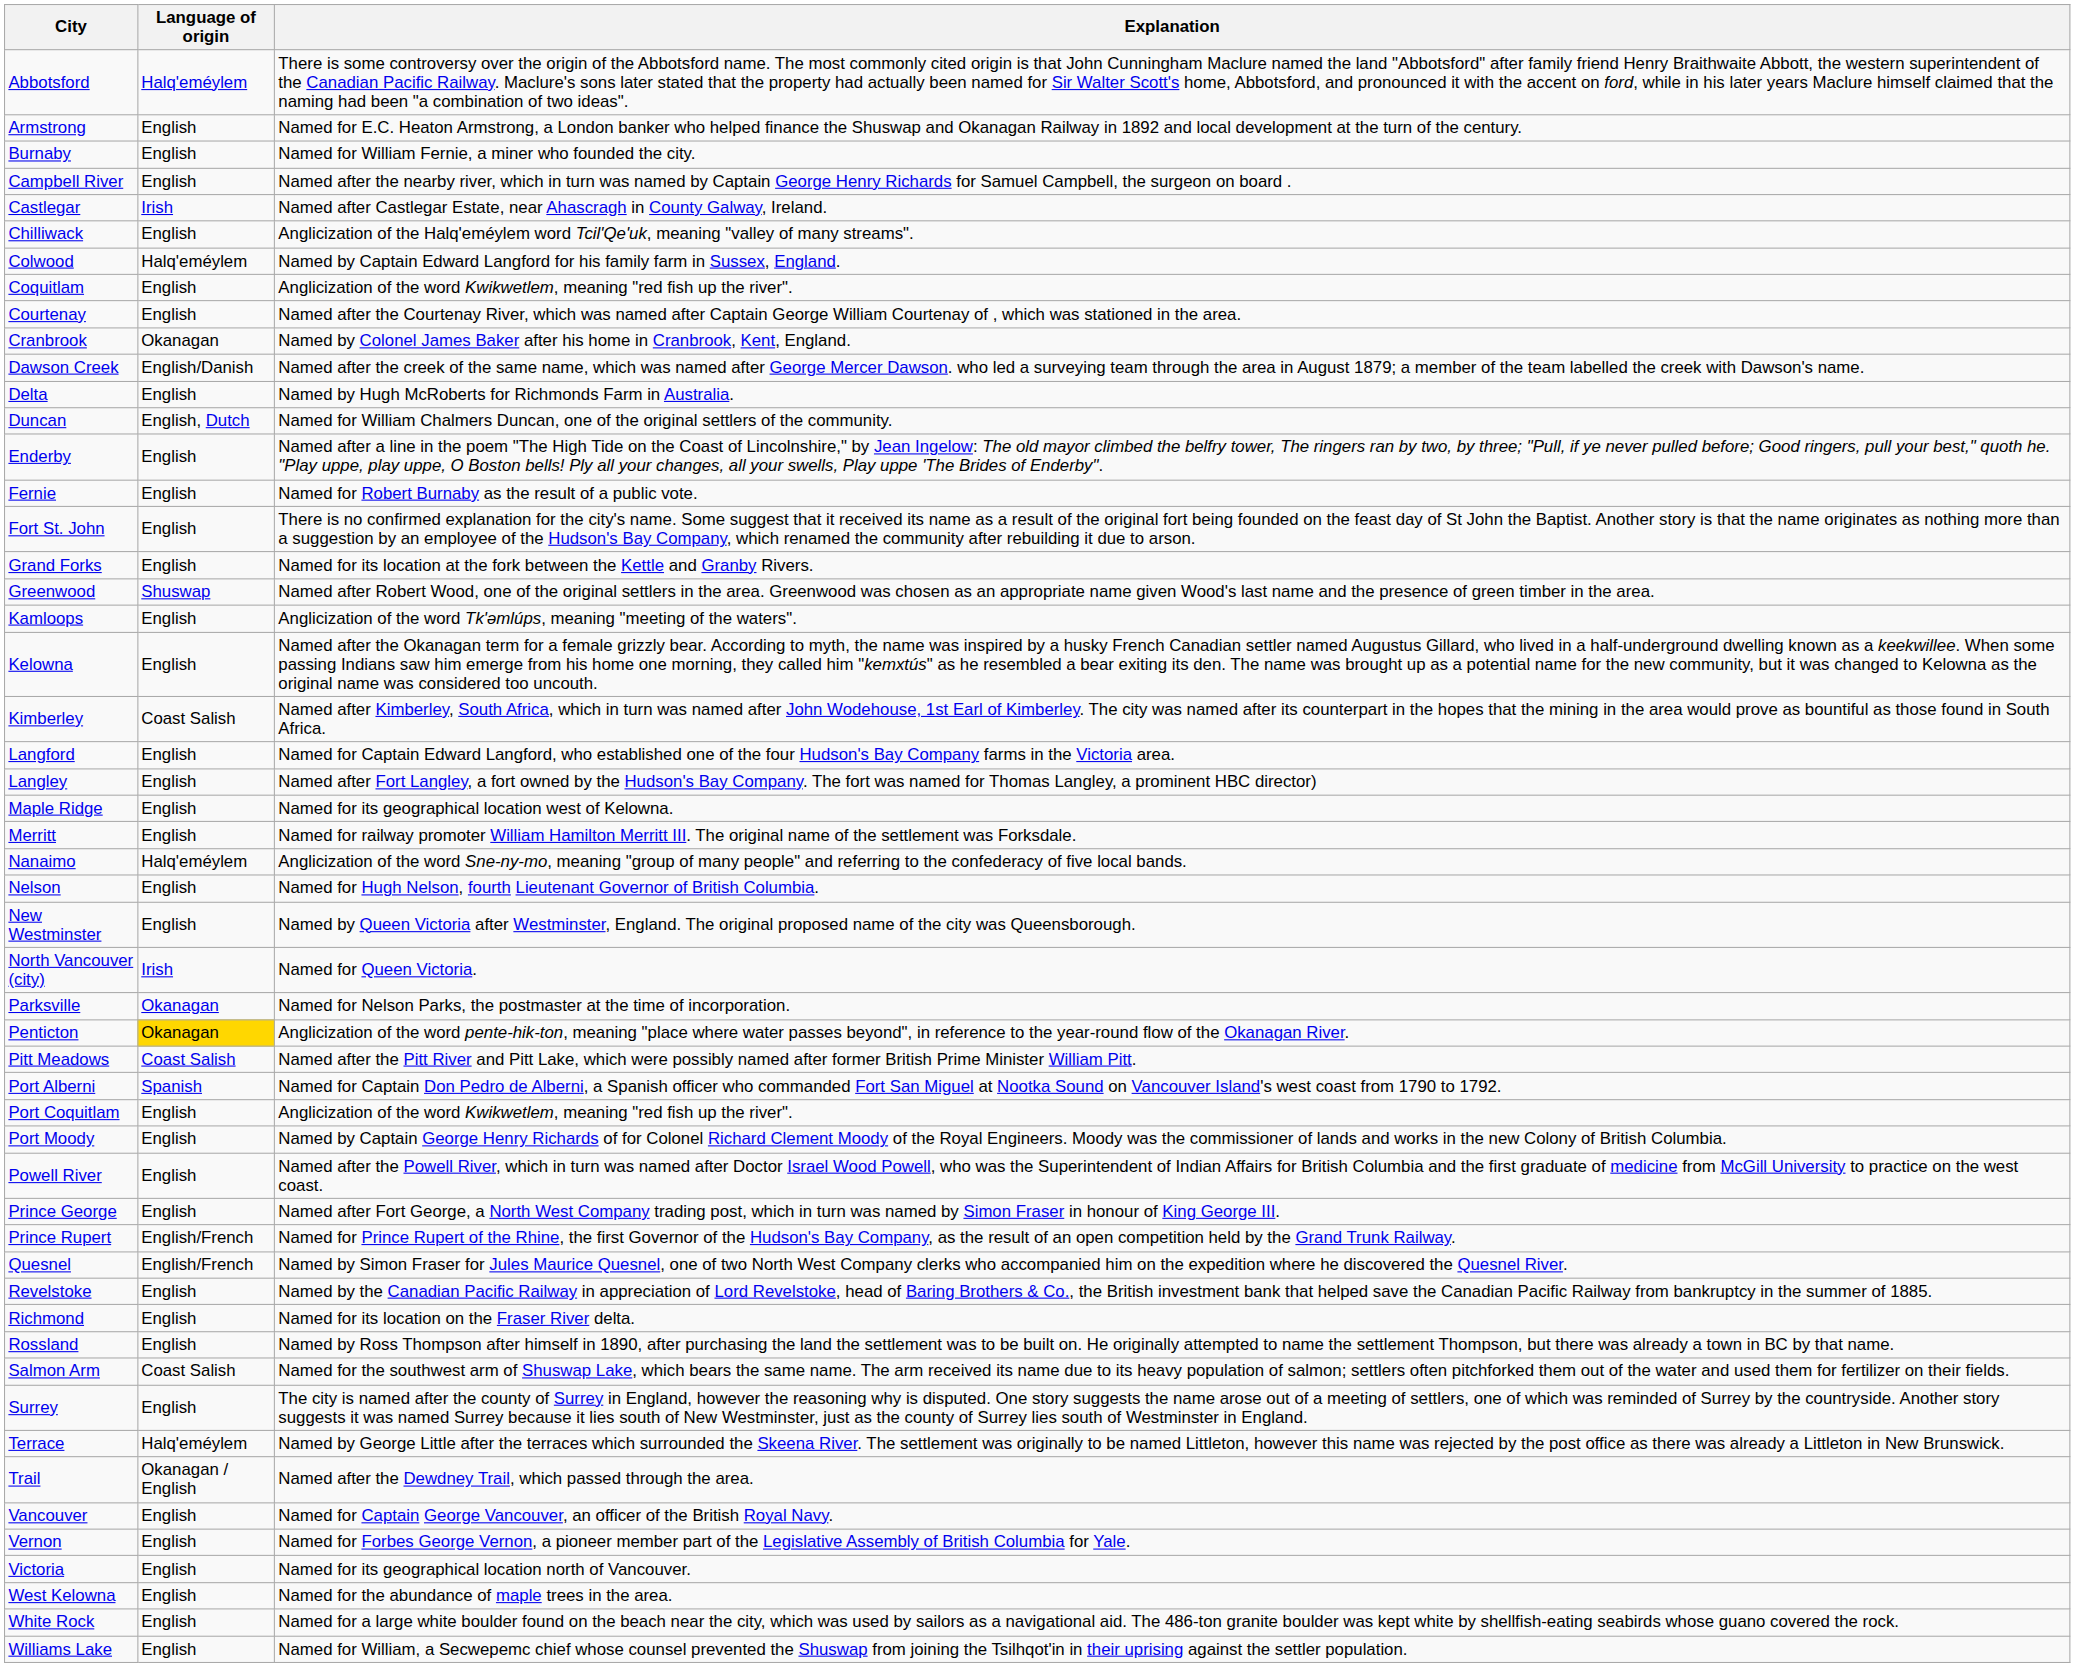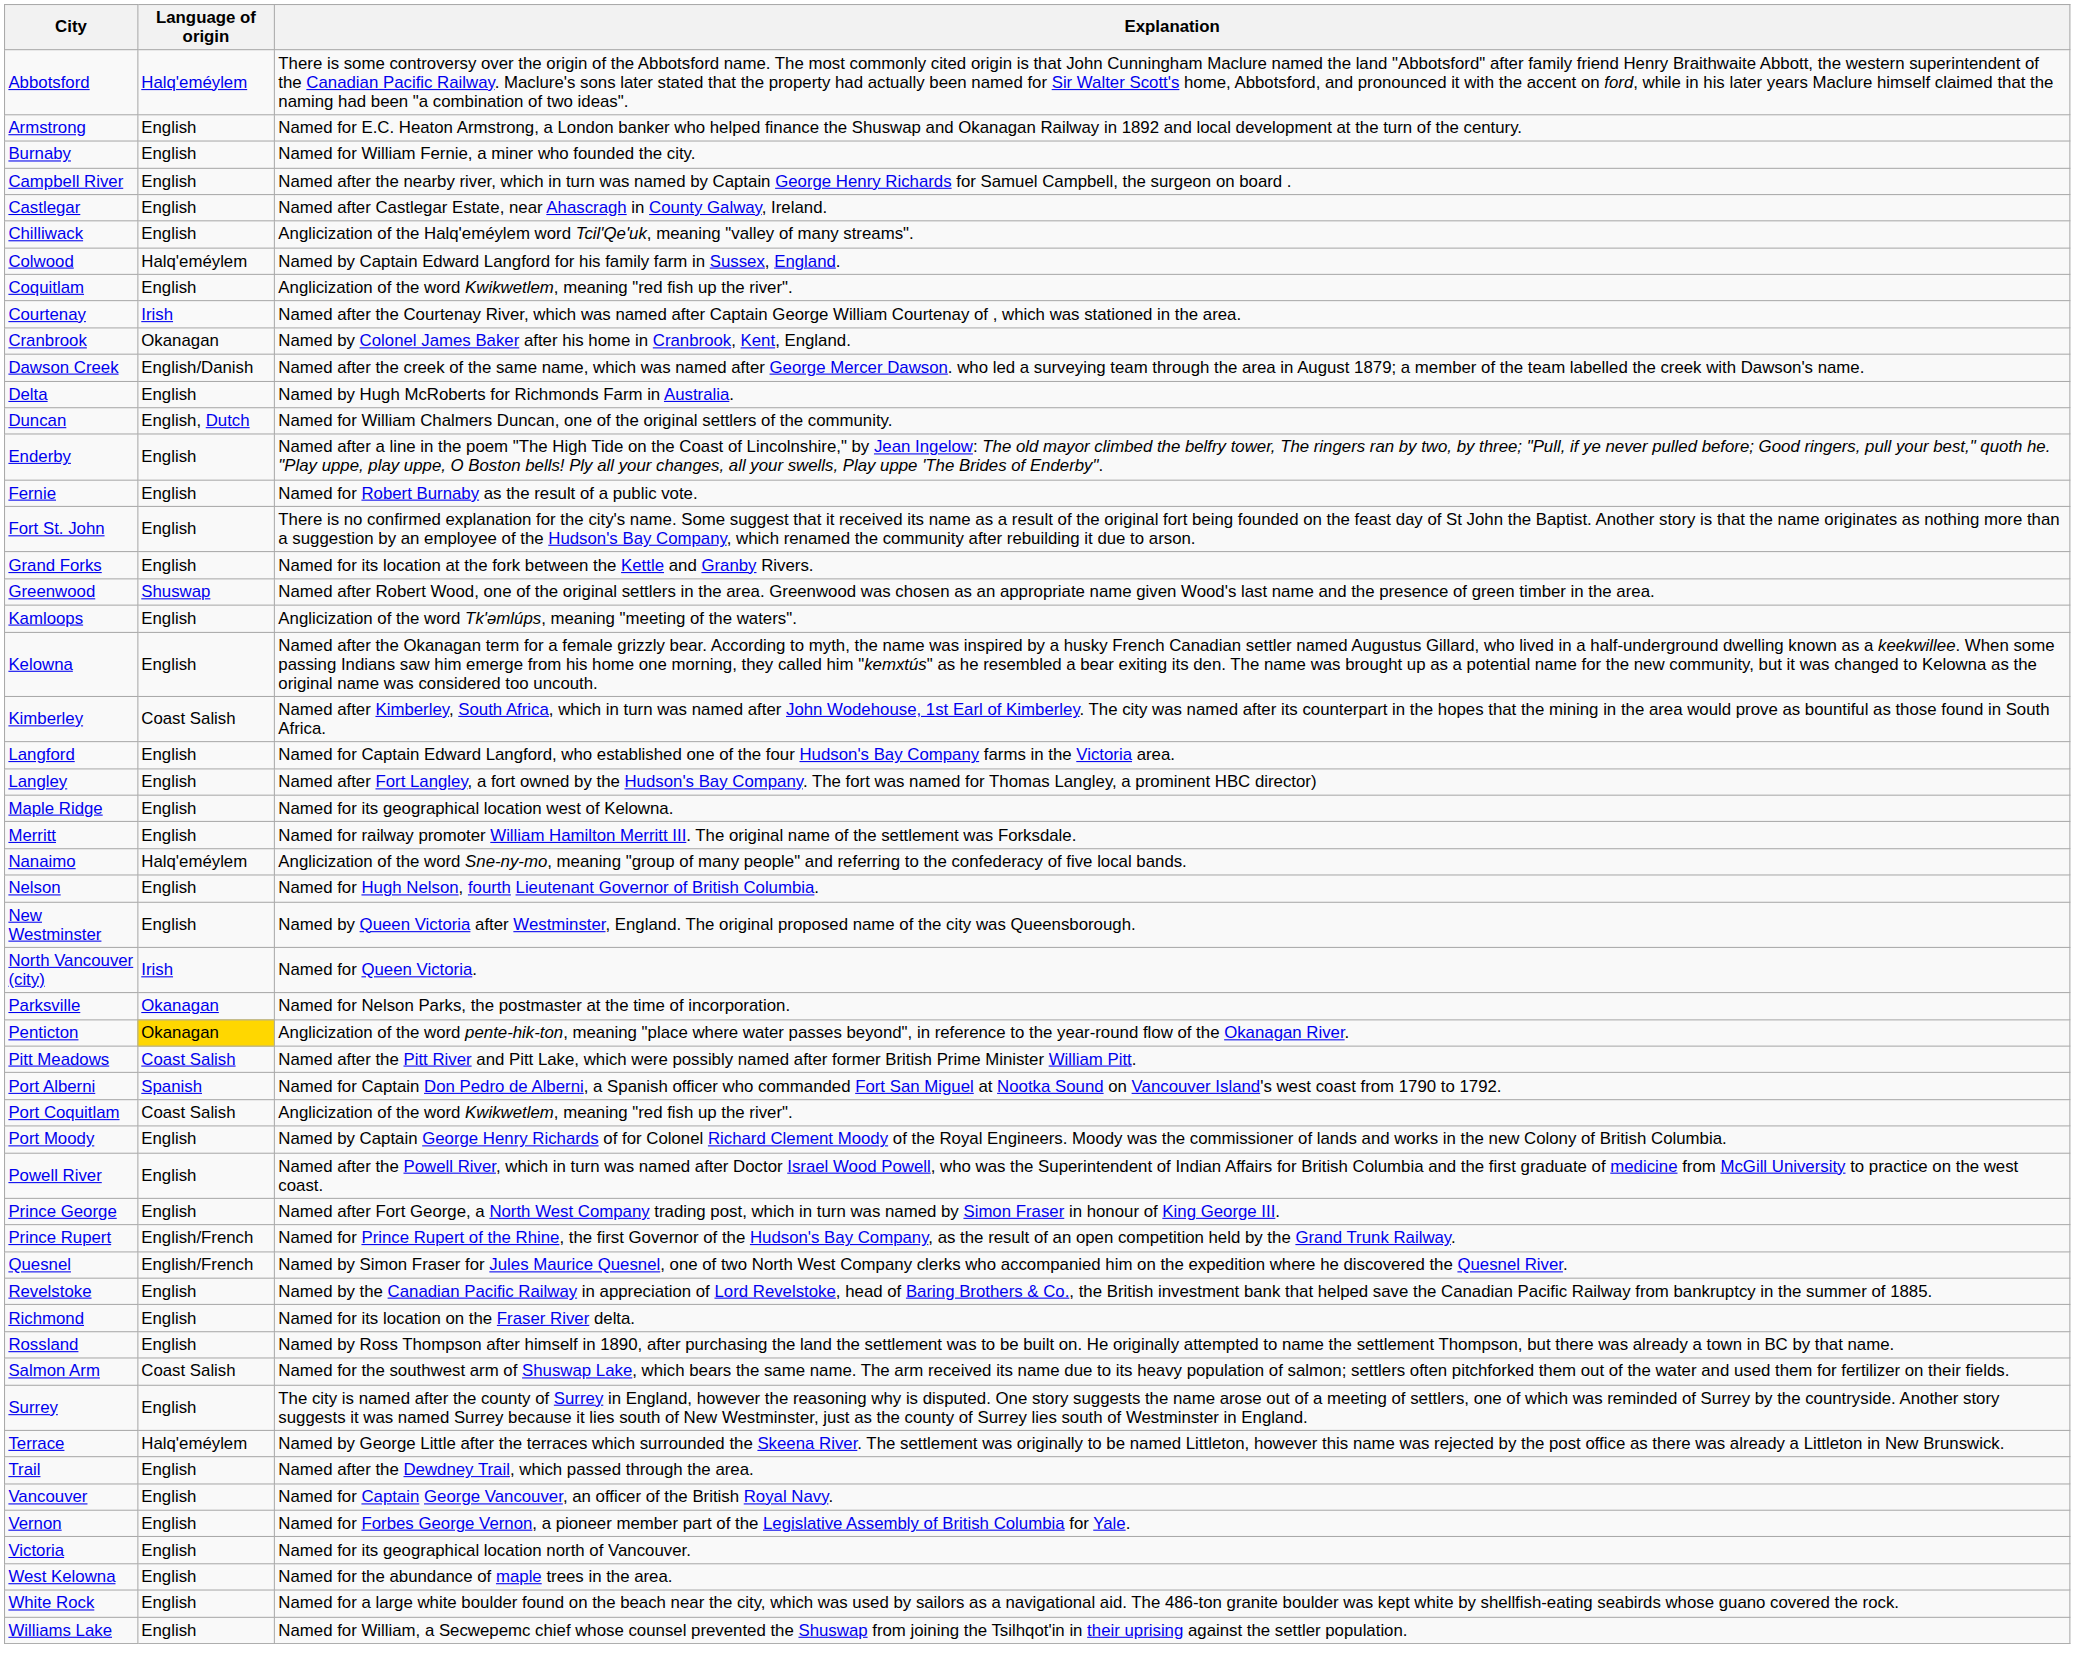(157, 207) Irish -> (169, 207) English
(169, 314) English -> (157, 314) Irish
(169, 1112) English -> (188, 1112) Coast Salish
(185, 1479) Okanagan / English -> (169, 1470) English
